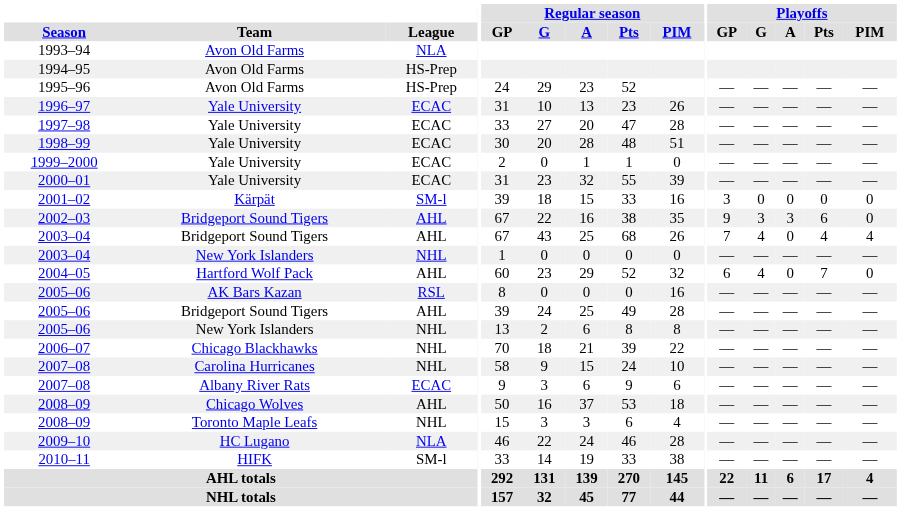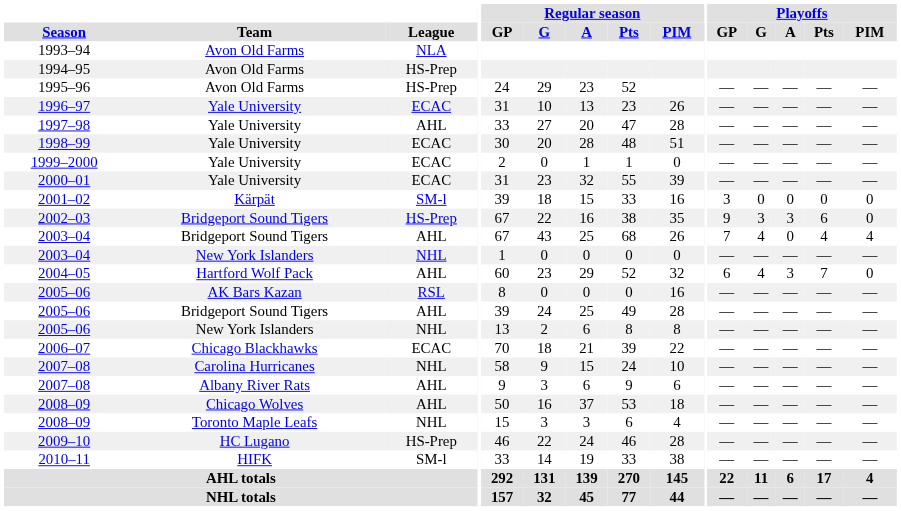(431, 124) ECAC -> (431, 124) AHL
(431, 217) AHL -> (431, 217) HS-Prep
(790, 273) 0 -> (790, 273) 3
(431, 348) NHL -> (431, 348) ECAC
(431, 385) ECAC -> (431, 385) AHL
(431, 441) NLA -> (431, 441) HS-Prep
